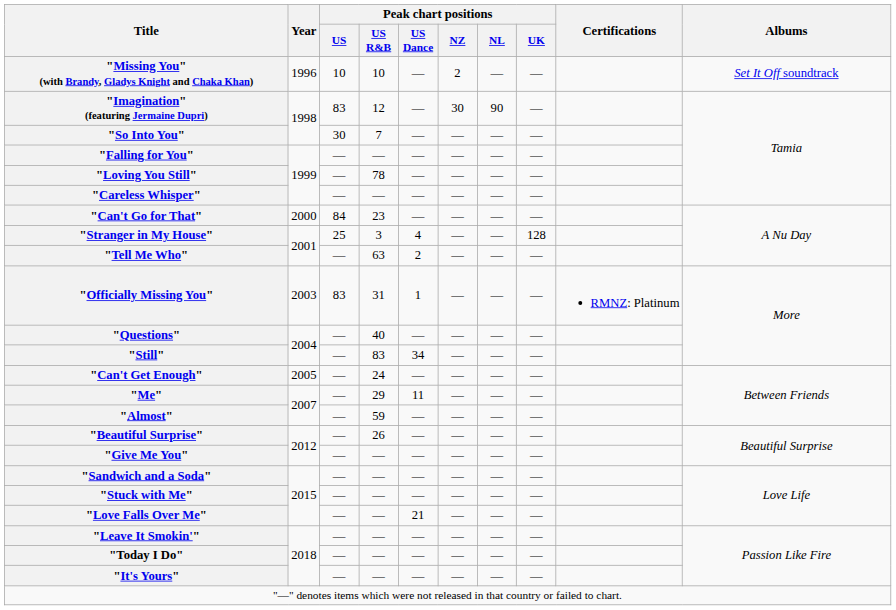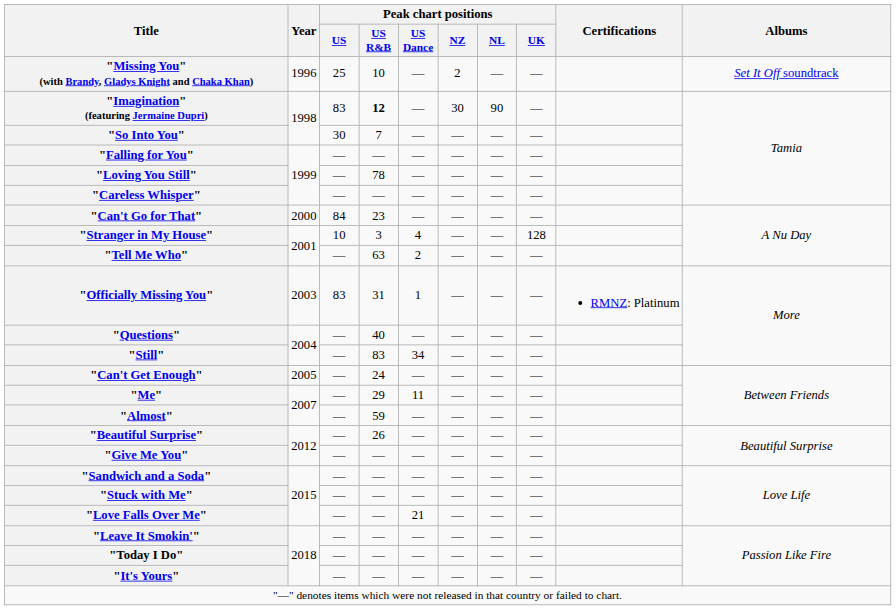(339, 73) 10 -> (339, 73) 25
(379, 108) normal -> (379, 108) bold
(339, 235) 25 -> (339, 235) 10
